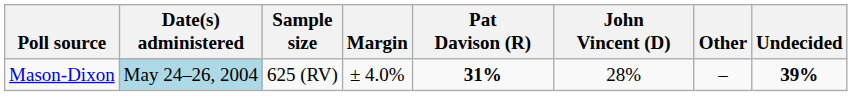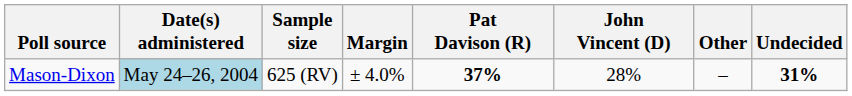(483, 74) 31% -> (483, 74) 37%
(799, 74) 39% -> (799, 74) 31%
